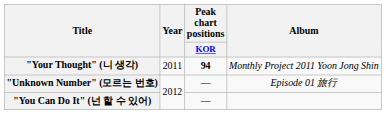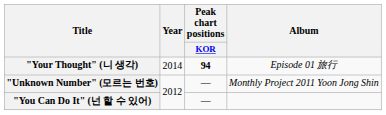(172, 66) 2011 -> (172, 66) 2014
(304, 66) Monthly Project 2011 Yoon Jong Shin -> (304, 65) Episode 01 旅行
(304, 83) Episode 01 旅行 -> (304, 83) Monthly Project 2011 Yoon Jong Shin
